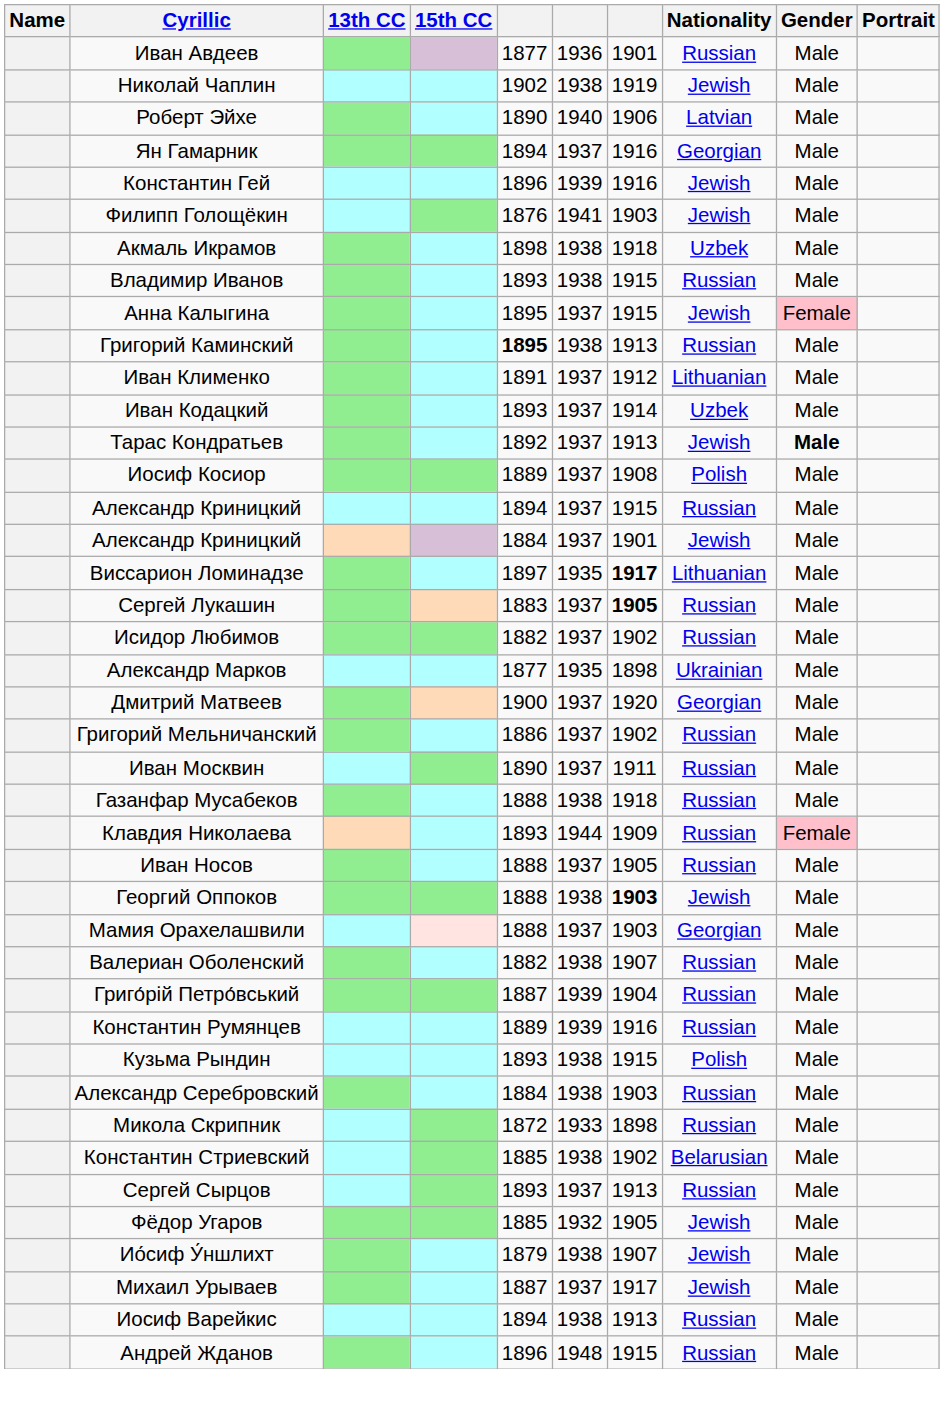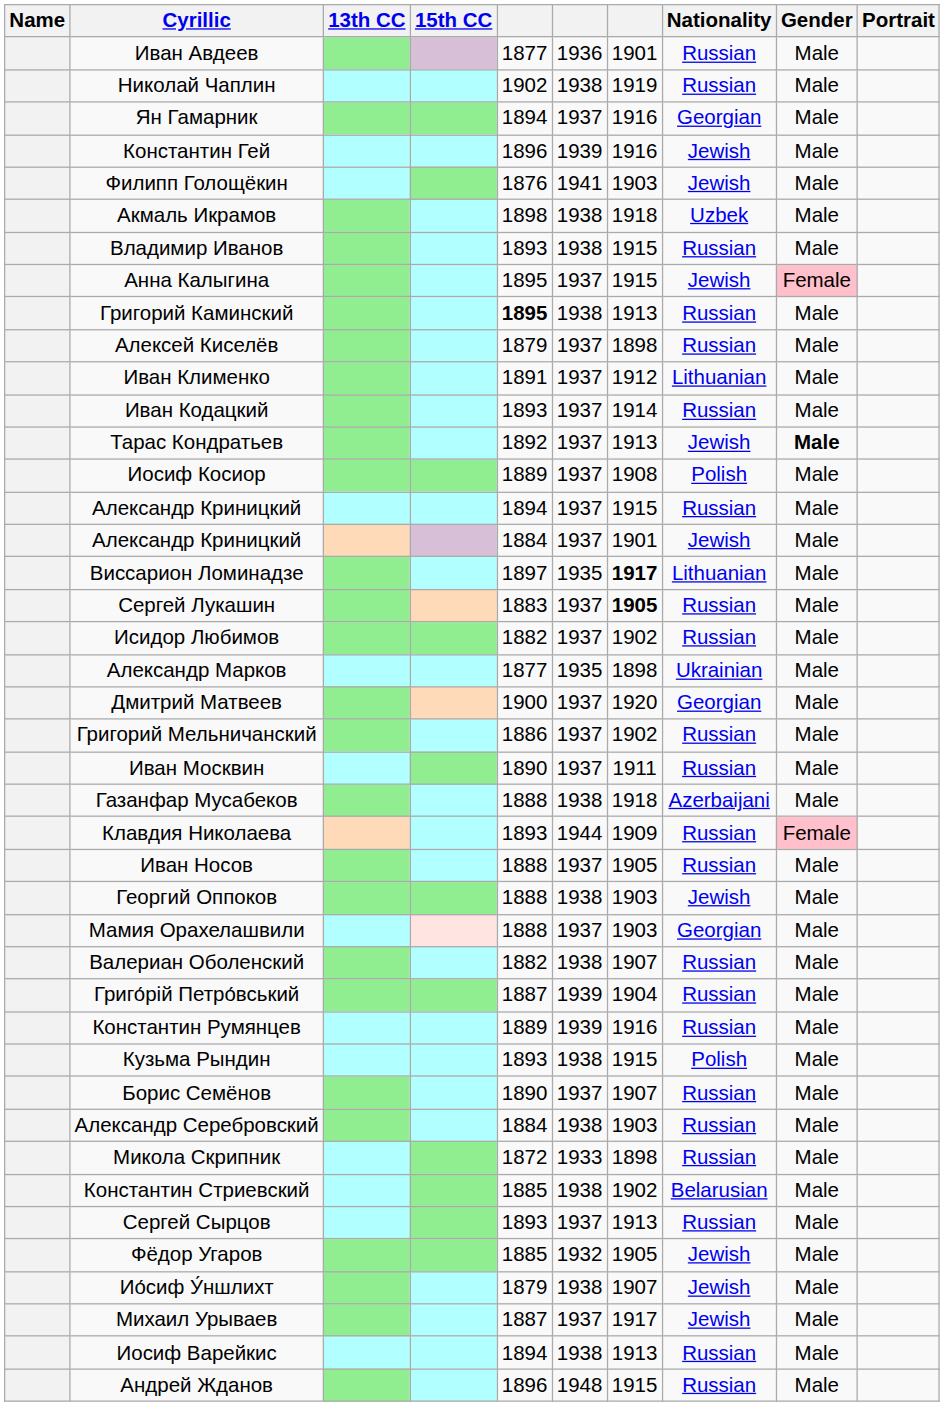(719, 85) Jewish -> (719, 85) Russian
- row: (37, 118)
+ row: (37, 346)
(719, 410) Uzbek -> (719, 410) Russian
(719, 800) Russian -> (719, 800) Azerbaijani
(635, 897) bold -> (635, 897) normal
+ row: (37, 1093)
